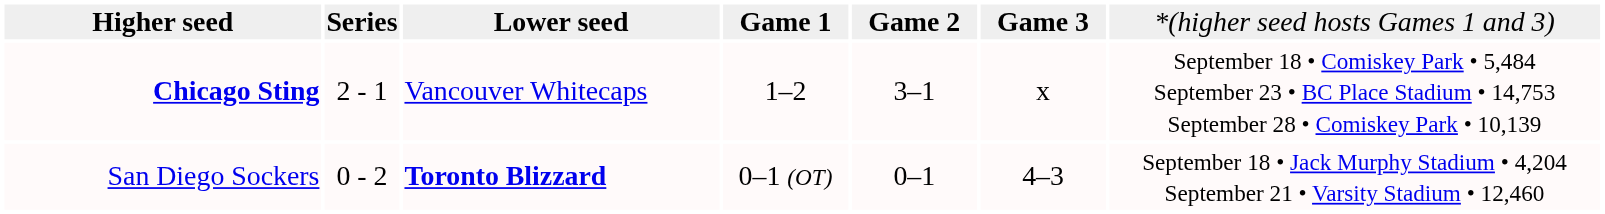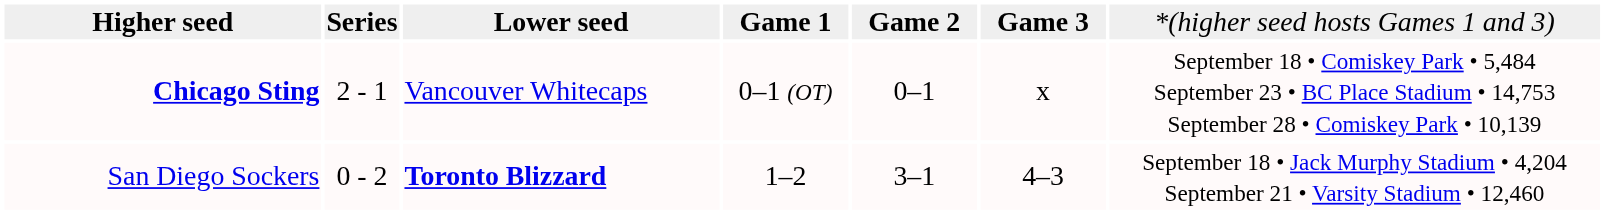(786, 91) 1–2 -> (786, 91) 0–1 (OT)
(914, 91) 3–1 -> (914, 91) 0–1
(786, 176) 0–1 (OT) -> (786, 176) 1–2
(914, 176) 0–1 -> (914, 176) 3–1
